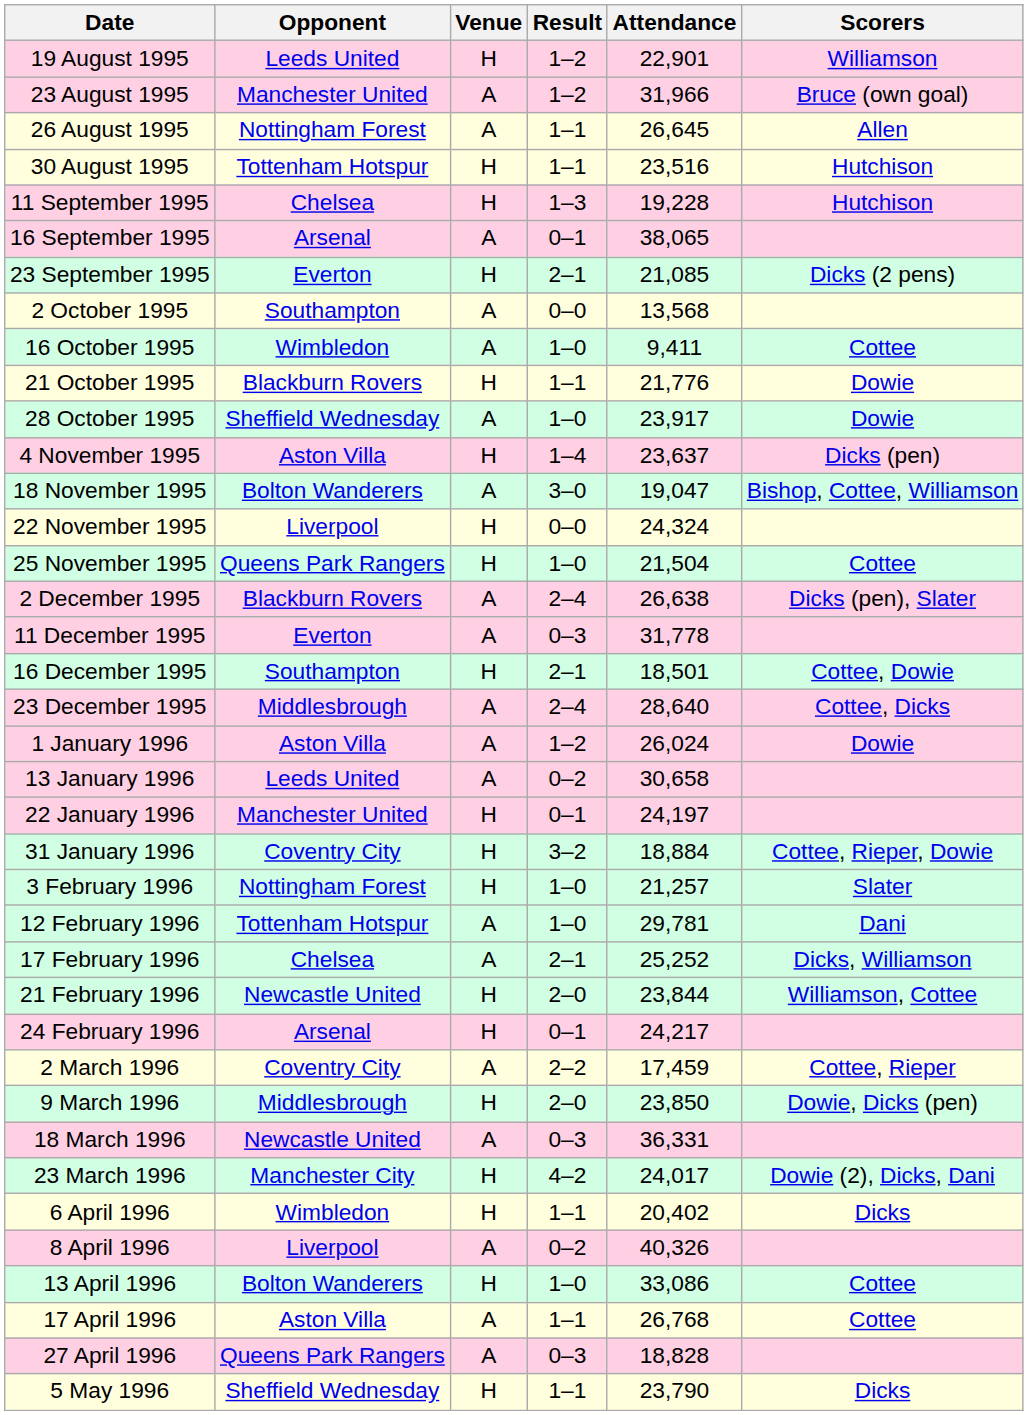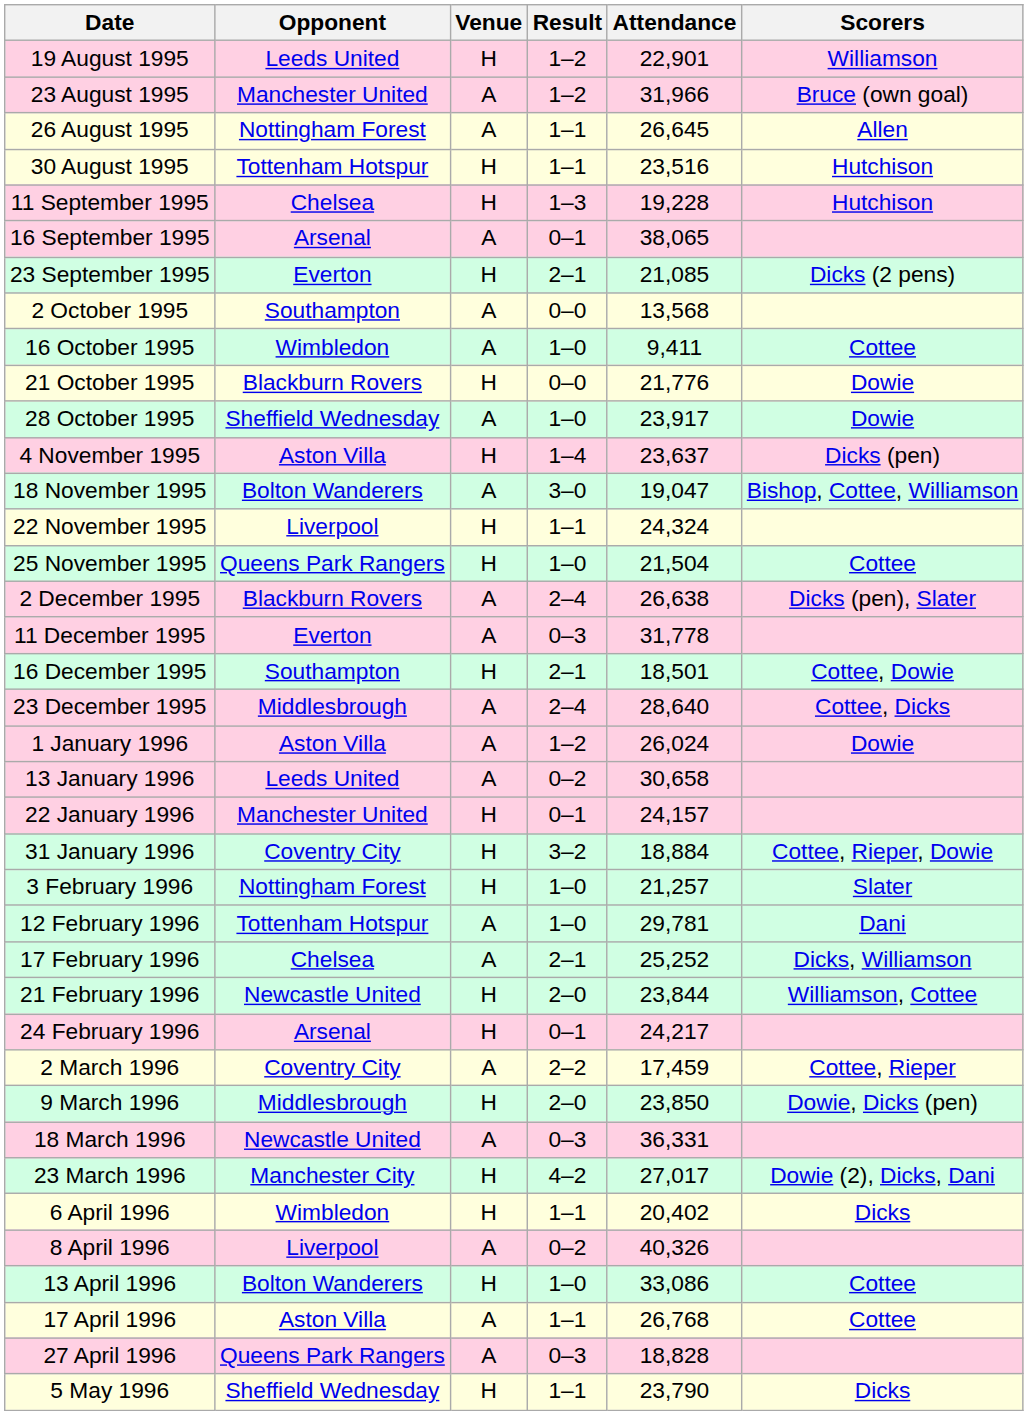(567, 382) 1–1 -> (567, 382) 0–0
(567, 526) 0–0 -> (567, 526) 1–1
(674, 815) 24,197 -> (674, 815) 24,157
(674, 1175) 24,017 -> (674, 1175) 27,017
